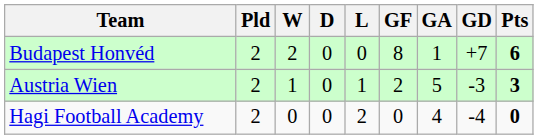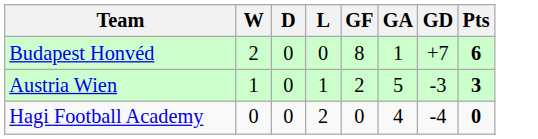- column: (256, 20)
